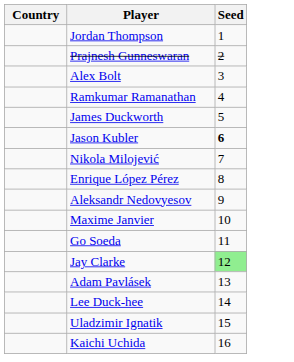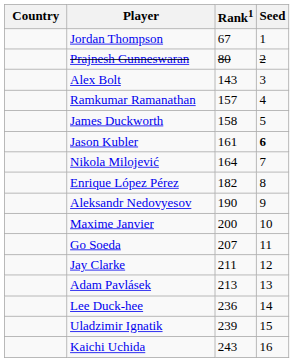+ column: (236, 16)
(224, 261) lightgreen background -> (266, 264) no background
